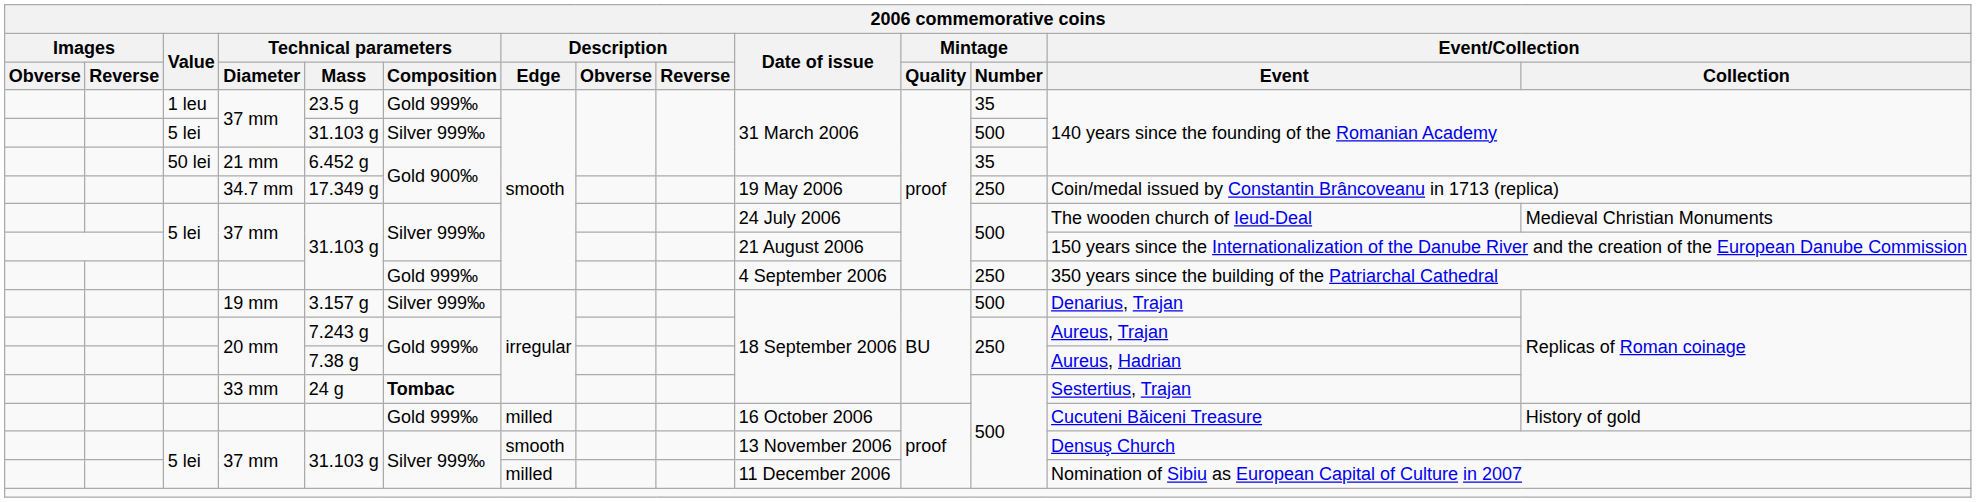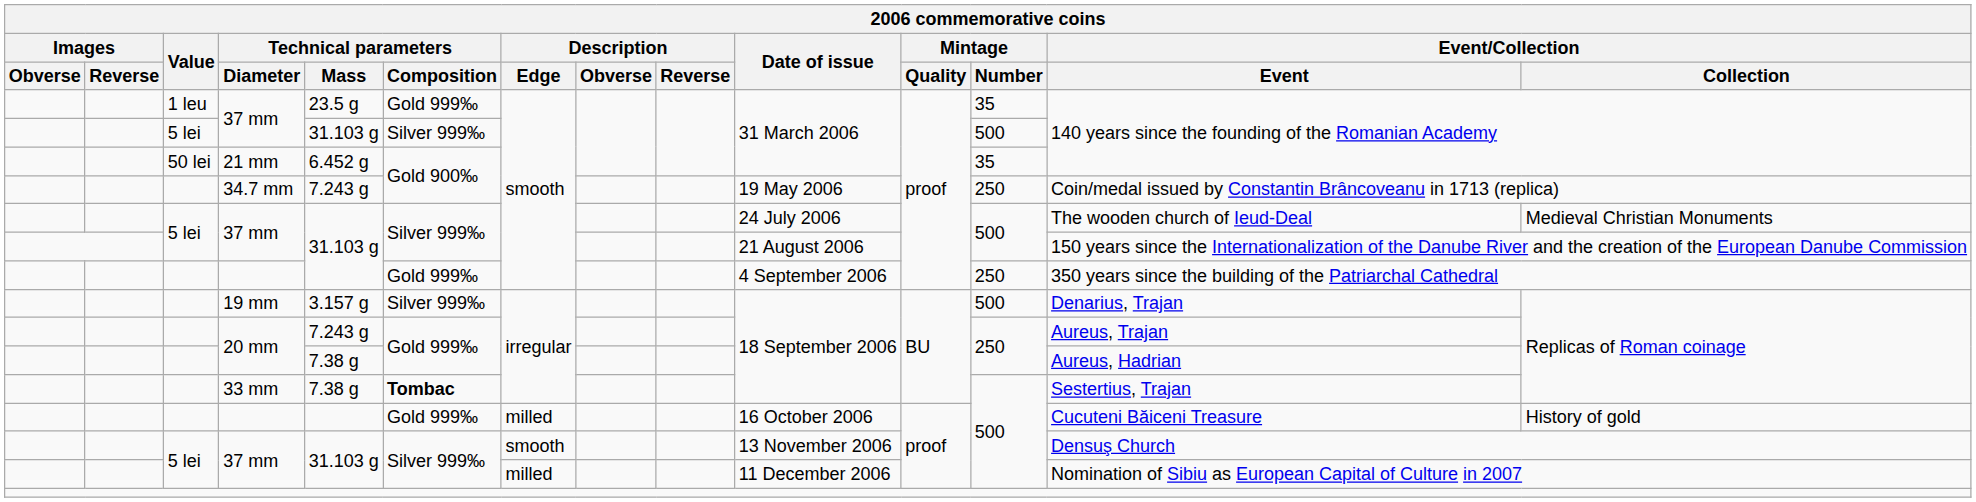(344, 190) 17.349 g -> (339, 190) 7.243 g
(326, 389) 24 g -> (334, 389) 7.38 g
